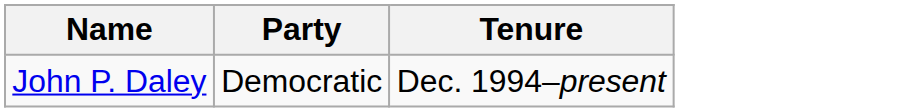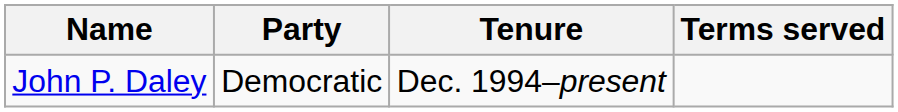+ column: (783, 29)
